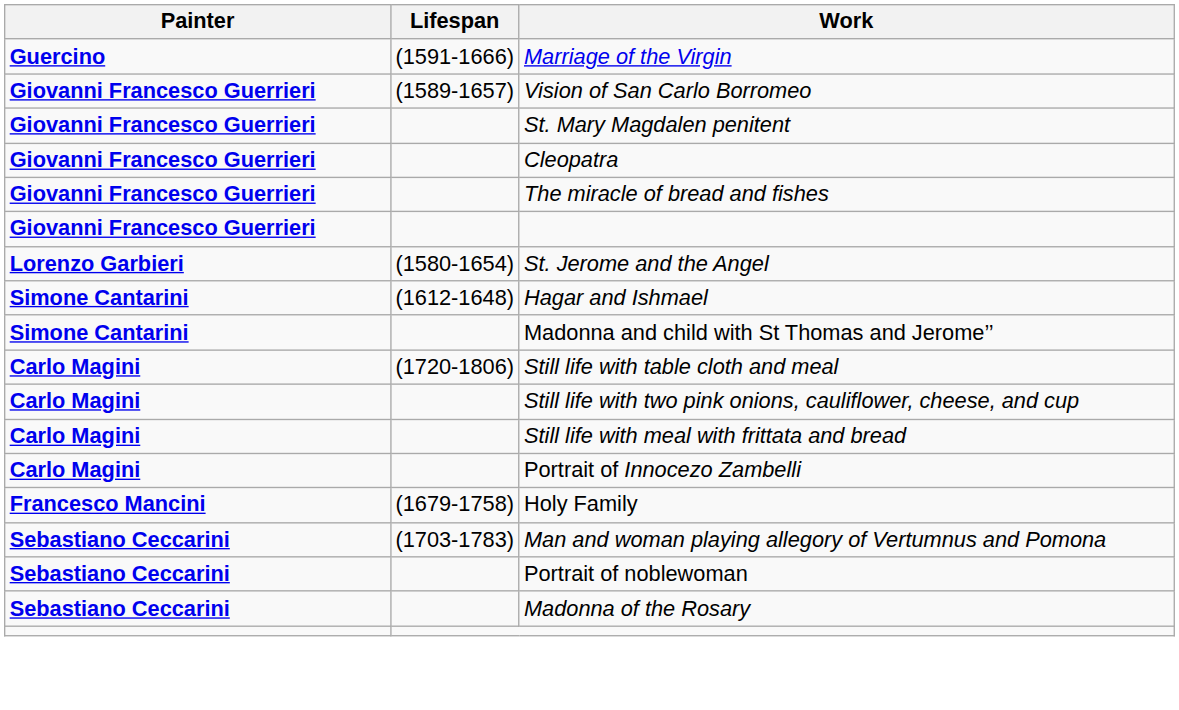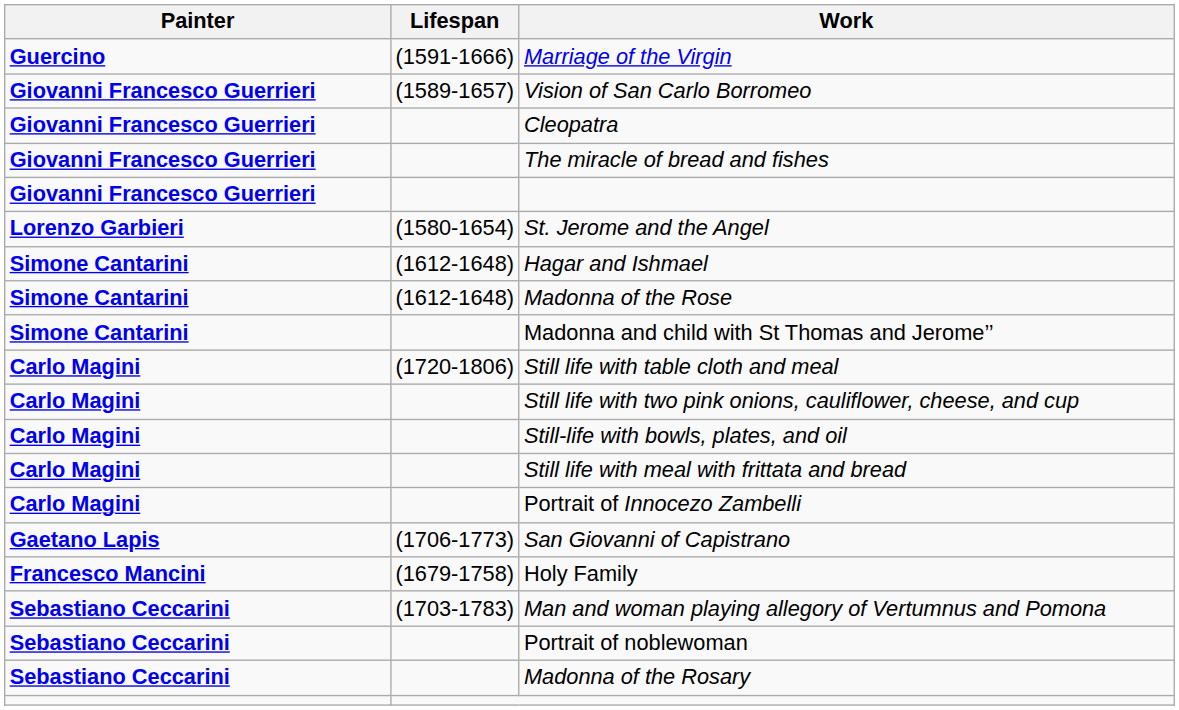- row: (163, 125)
+ row: (99, 297)
+ row: (75, 435)
+ row: (85, 539)
